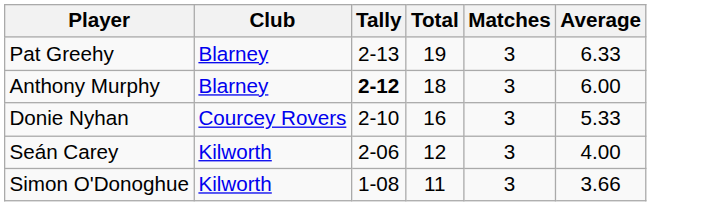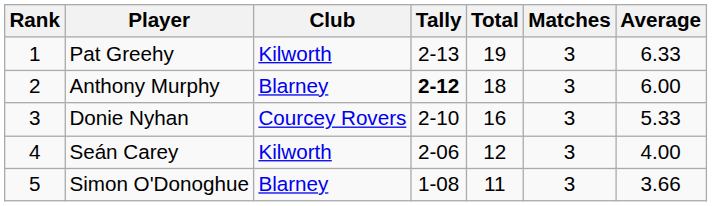+ column: (35, 20)
(233, 53) Blarney -> (295, 53) Kilworth
(235, 184) Kilworth -> (293, 184) Blarney
